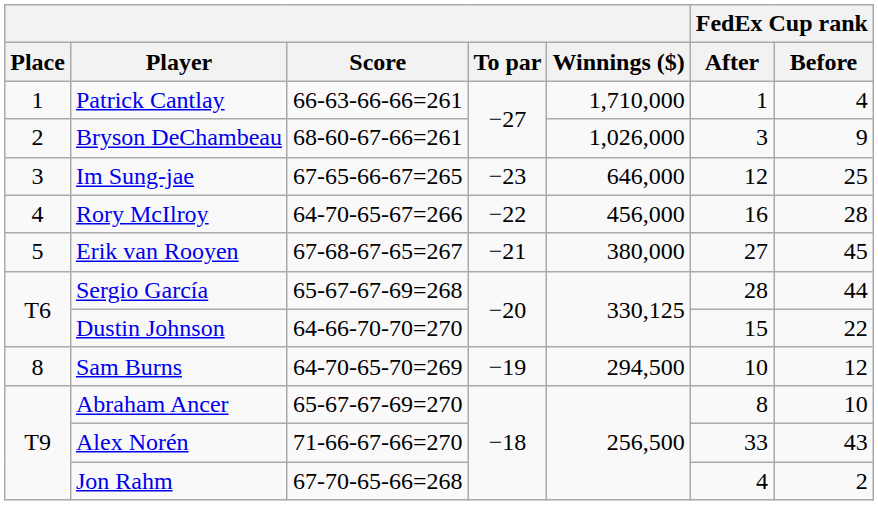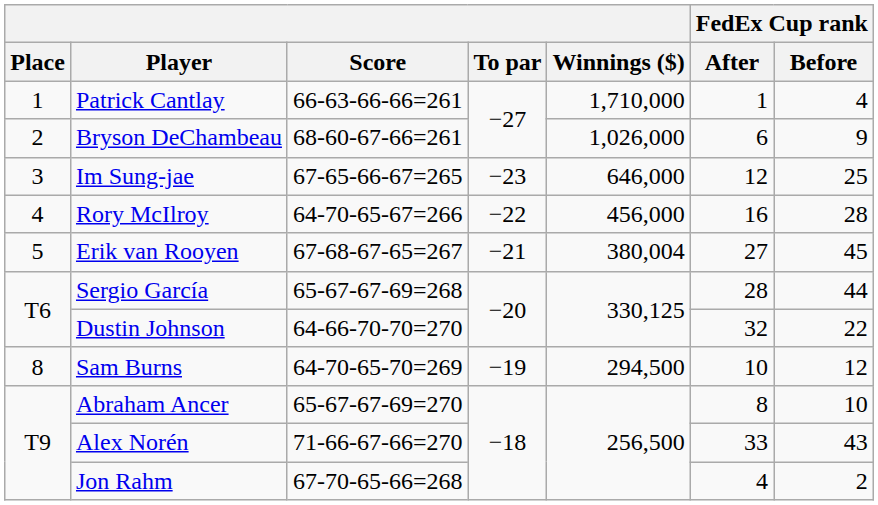(762, 137) 3 -> (762, 137) 6
(646, 251) 380,000 -> (646, 251) 380,004
(756, 328) 15 -> (756, 328) 32
